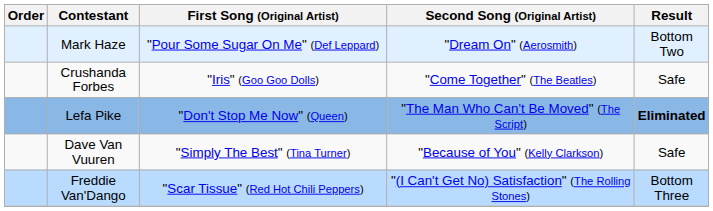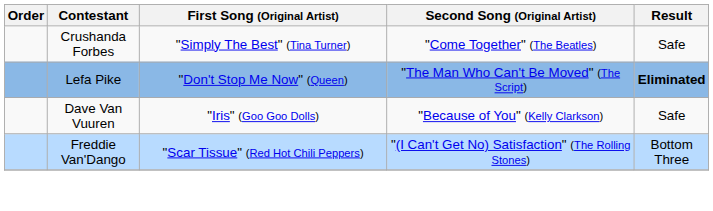- row: (93, 44)
(263, 80) "Iris" (Goo Goo Dolls) -> (263, 44) "Simply The Best" (Tina Turner)
(263, 152) "Simply The Best" (Tina Turner) -> (263, 116) "Iris" (Goo Goo Dolls)
